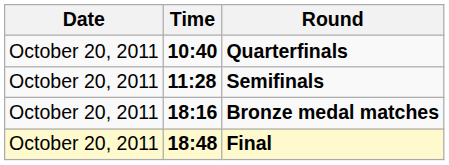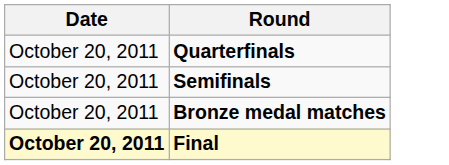- column: (192, 19)
(84, 143) normal -> (87, 143) bold
